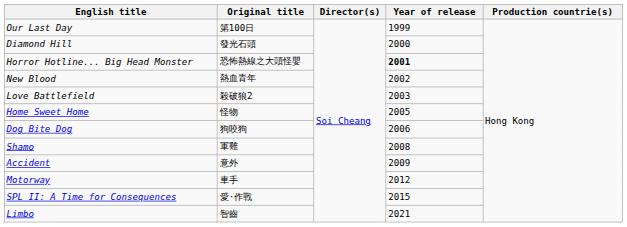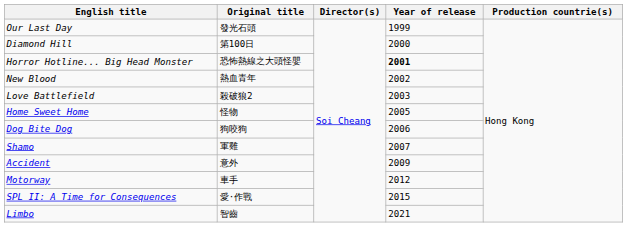(237, 27) 第100日 -> (238, 27) 發光石頭
(238, 44) 發光石頭 -> (237, 44) 第100日
(399, 146) 2008 -> (399, 146) 2007
